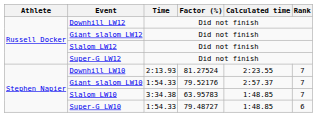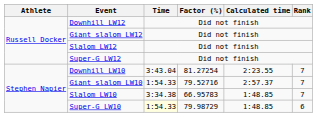(161, 70) 2:13.93 -> (161, 70) 3:43.04
(201, 70) 81.27524 -> (201, 70) 81.27254
(201, 82) 79.52176 -> (201, 82) 79.52716
(201, 94) 63.95783 -> (201, 94) 66.95783
(161, 106) no background -> (161, 106) lightyellow background
(201, 106) 79.48727 -> (201, 106) 79.98729
